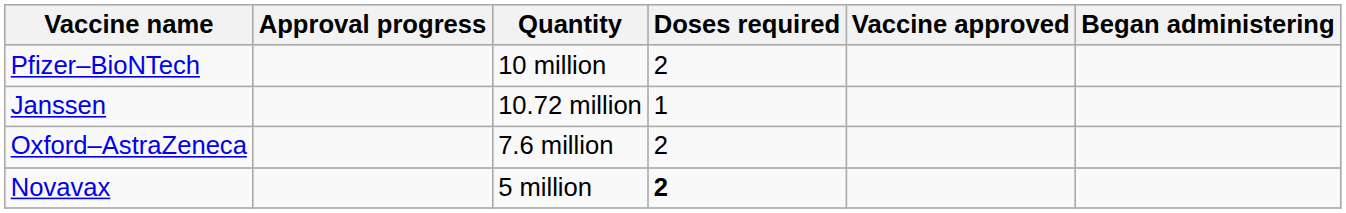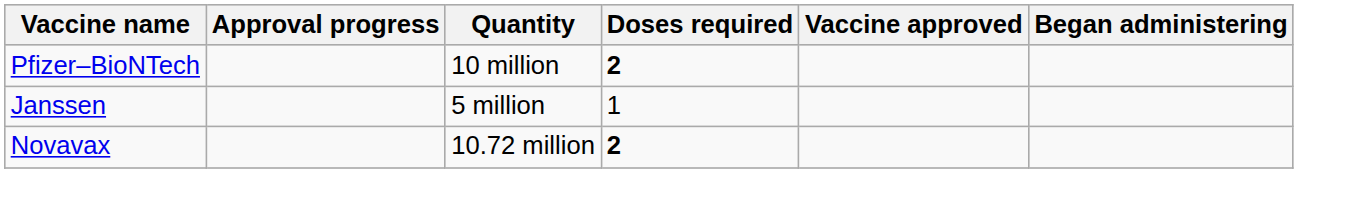(661, 65) normal -> (614, 65) bold
(570, 106) 10.72 million -> (498, 106) 5 million
- row: (129, 146)
(545, 187) 5 million -> (523, 146) 10.72 million
